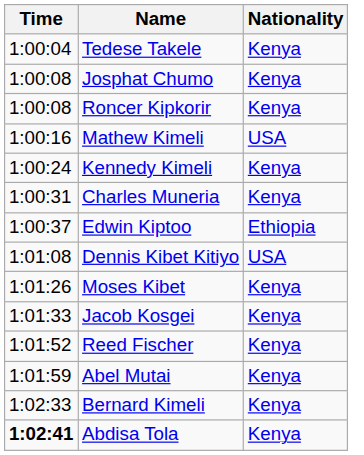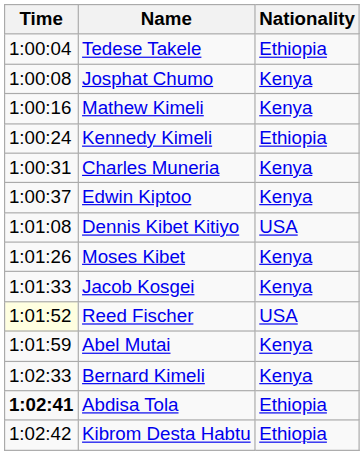(274, 49) Kenya -> (293, 49) Ethiopia
- row: (147, 108)
(267, 138) USA -> (286, 108) Kenya
(274, 167) Kenya -> (293, 138) Ethiopia
(282, 227) Ethiopia -> (286, 197) Kenya
(40, 345) no background -> (40, 316) lightyellow background
(274, 345) Kenya -> (278, 316) USA
(274, 434) Kenya -> (293, 405) Ethiopia
+ row: (166, 434)
